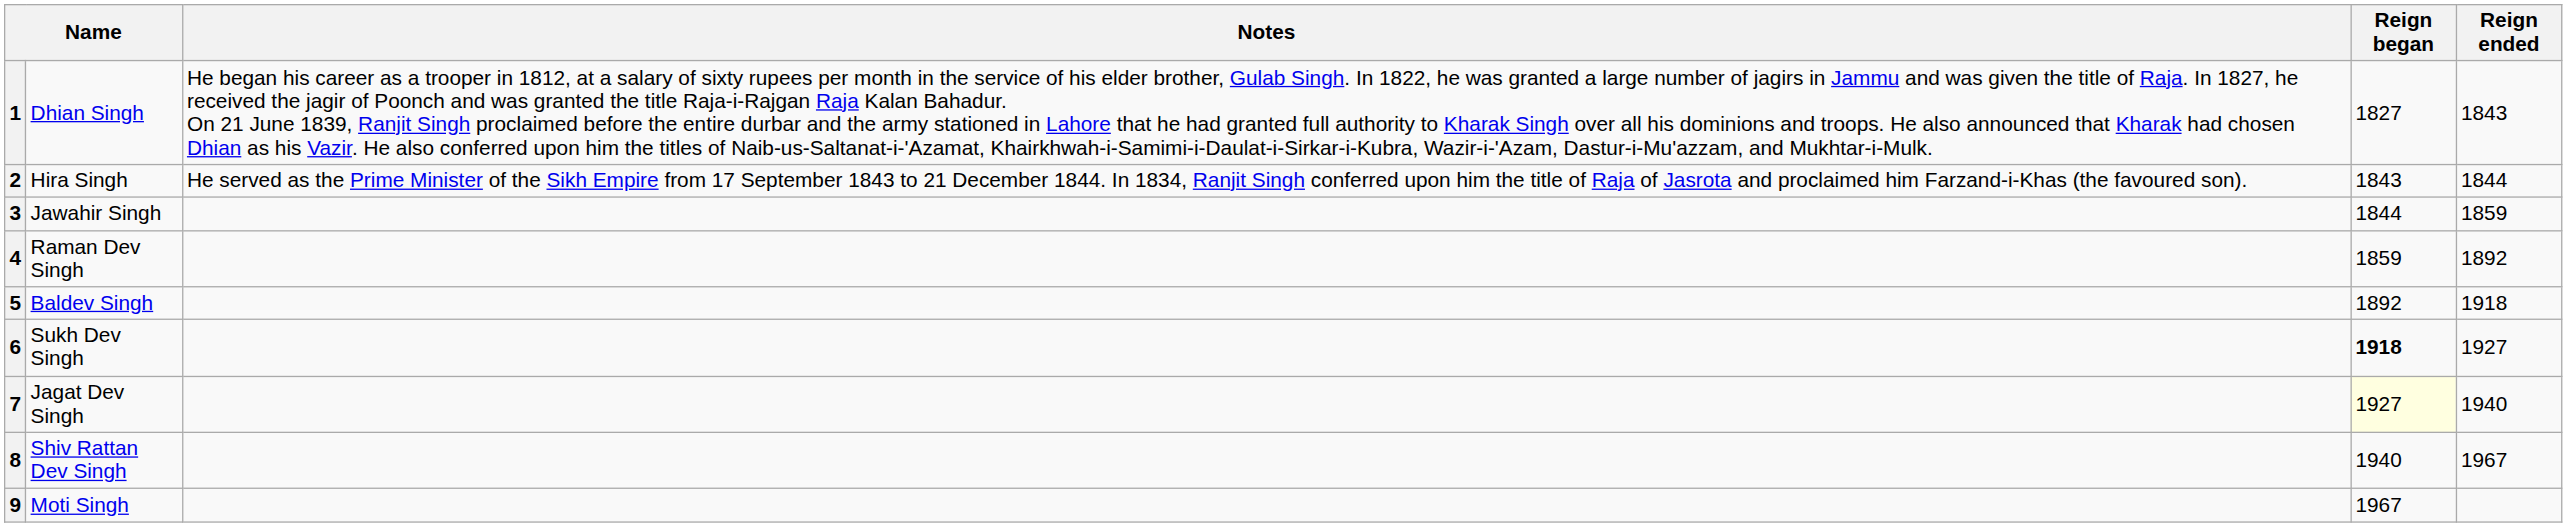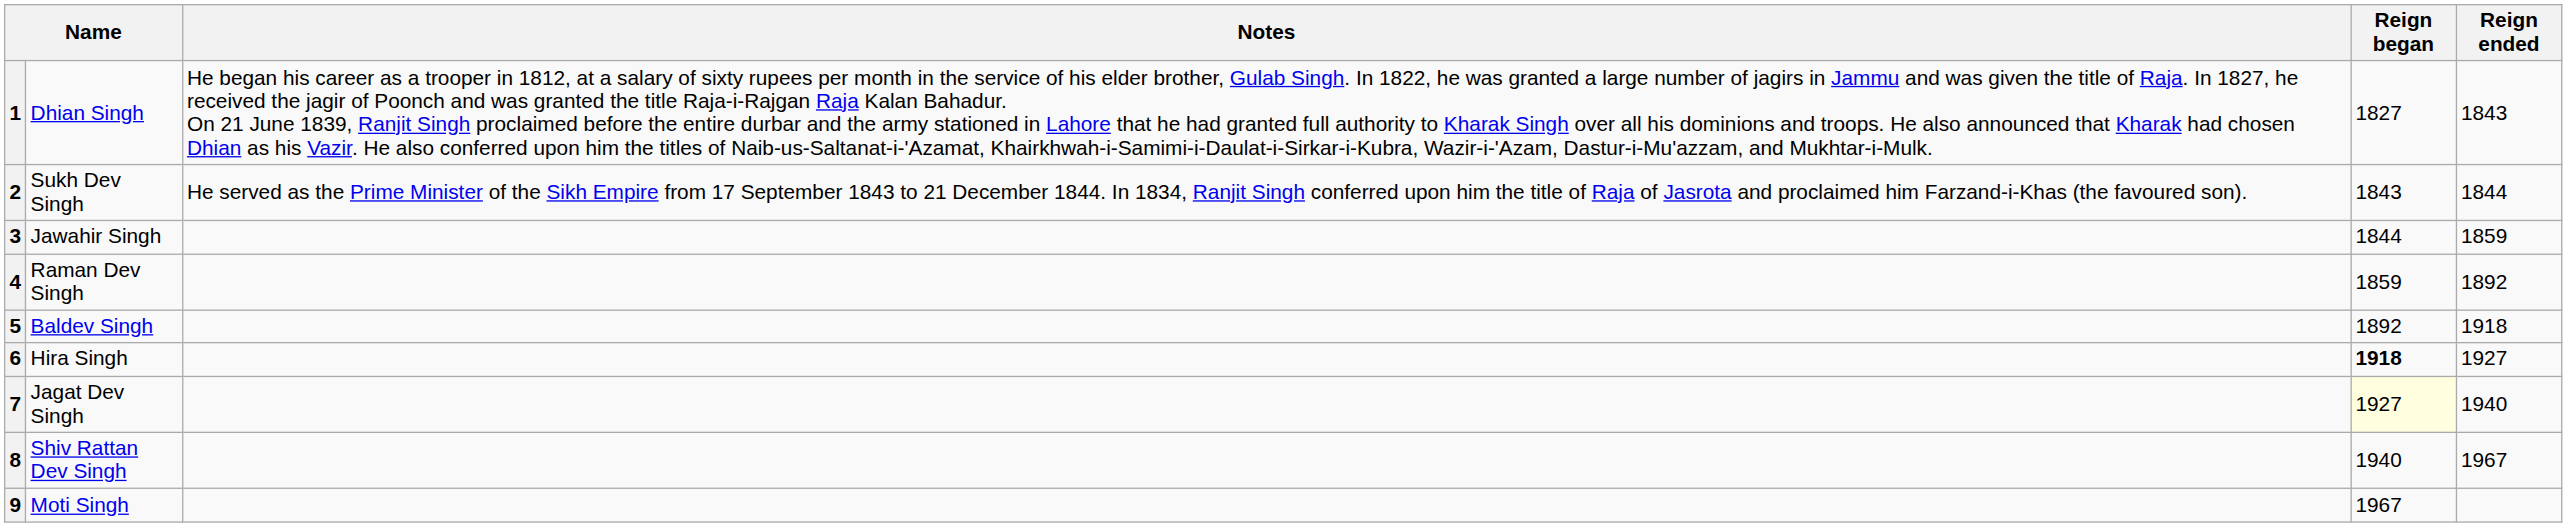(79, 180) Hira Singh -> (76, 192) Sukh Dev Singh
(76, 347) Sukh Dev Singh -> (79, 359) Hira Singh
